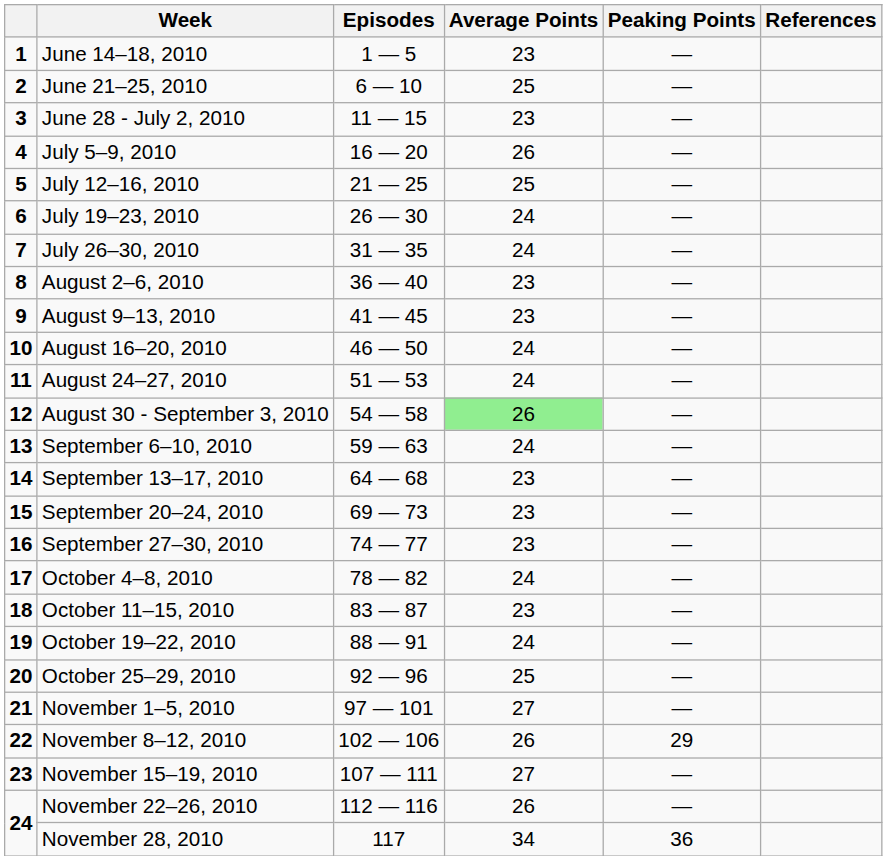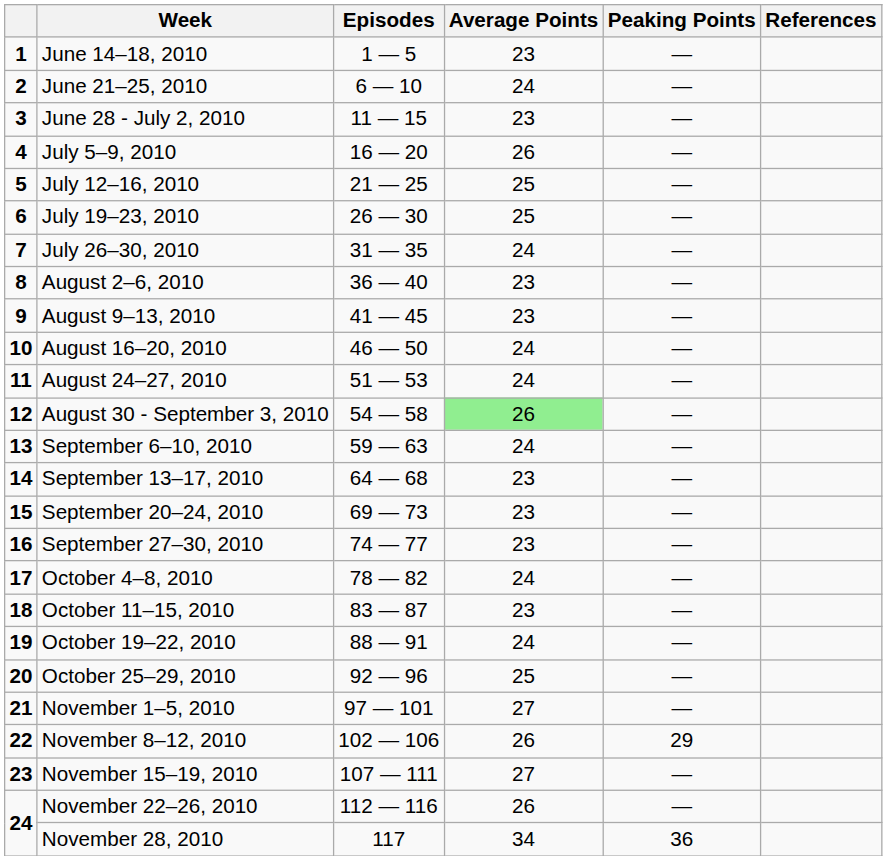(523, 86) 25 -> (523, 86) 24
(523, 217) 24 -> (523, 217) 25
